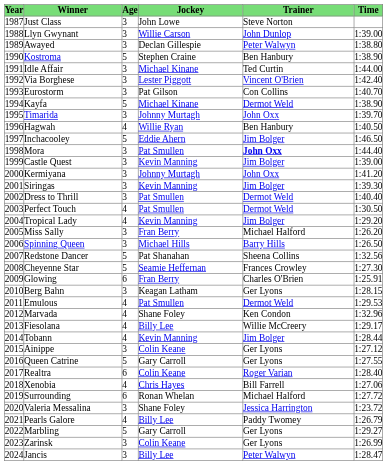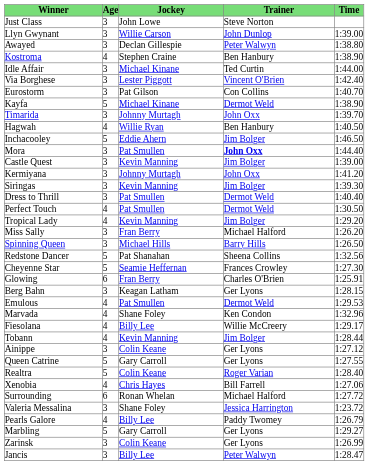- column: (14, 10)
(124, 57) 5 -> (105, 57) 4
(124, 373) 6 -> (105, 373) 5
